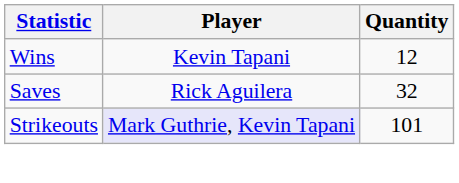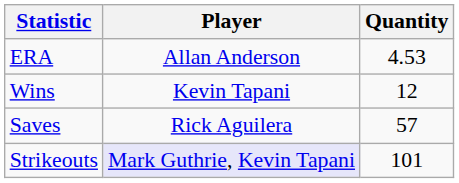+ row: (31, 56)
(407, 90) 32 -> (407, 125) 57
